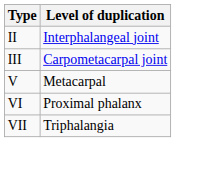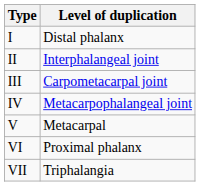+ row: (10, 37)
+ row: (15, 103)
